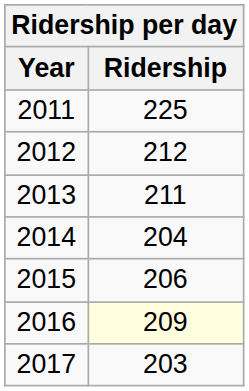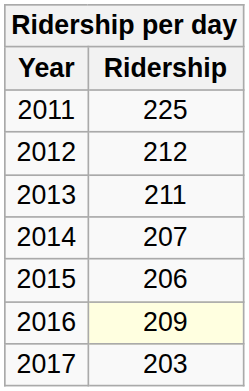(165, 237) 204 -> (165, 237) 207
